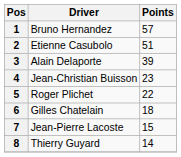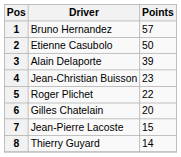(148, 46) 51 -> (148, 46) 50
(148, 111) 18 -> (148, 111) 20
